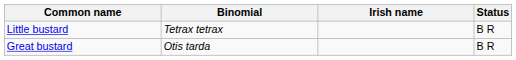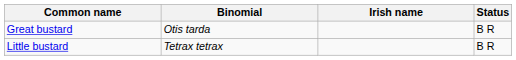rows swapped: (40, 47) <-> (37, 30)
